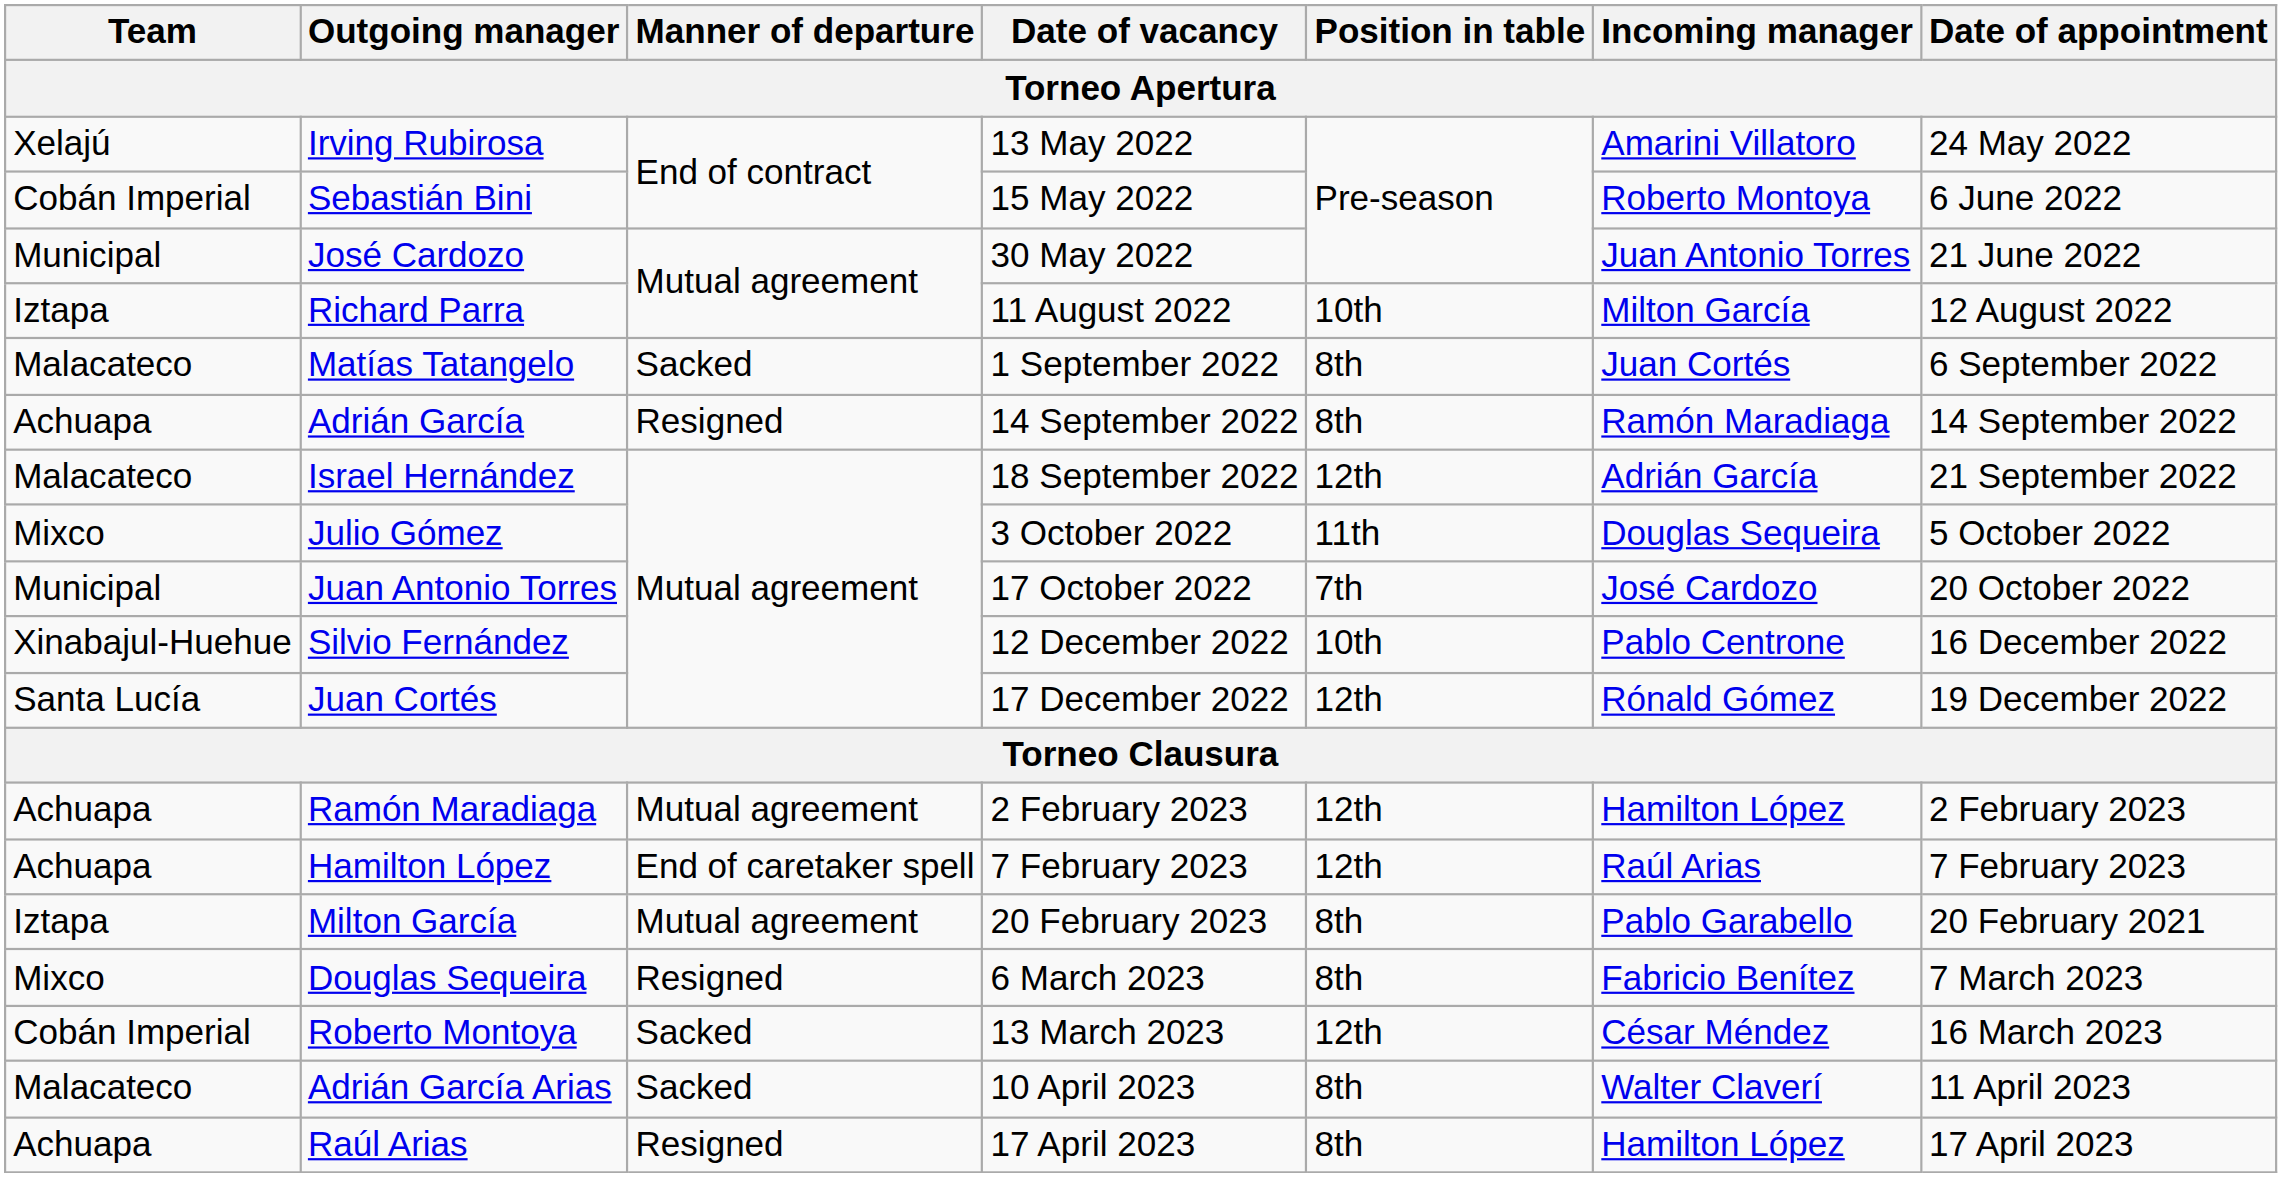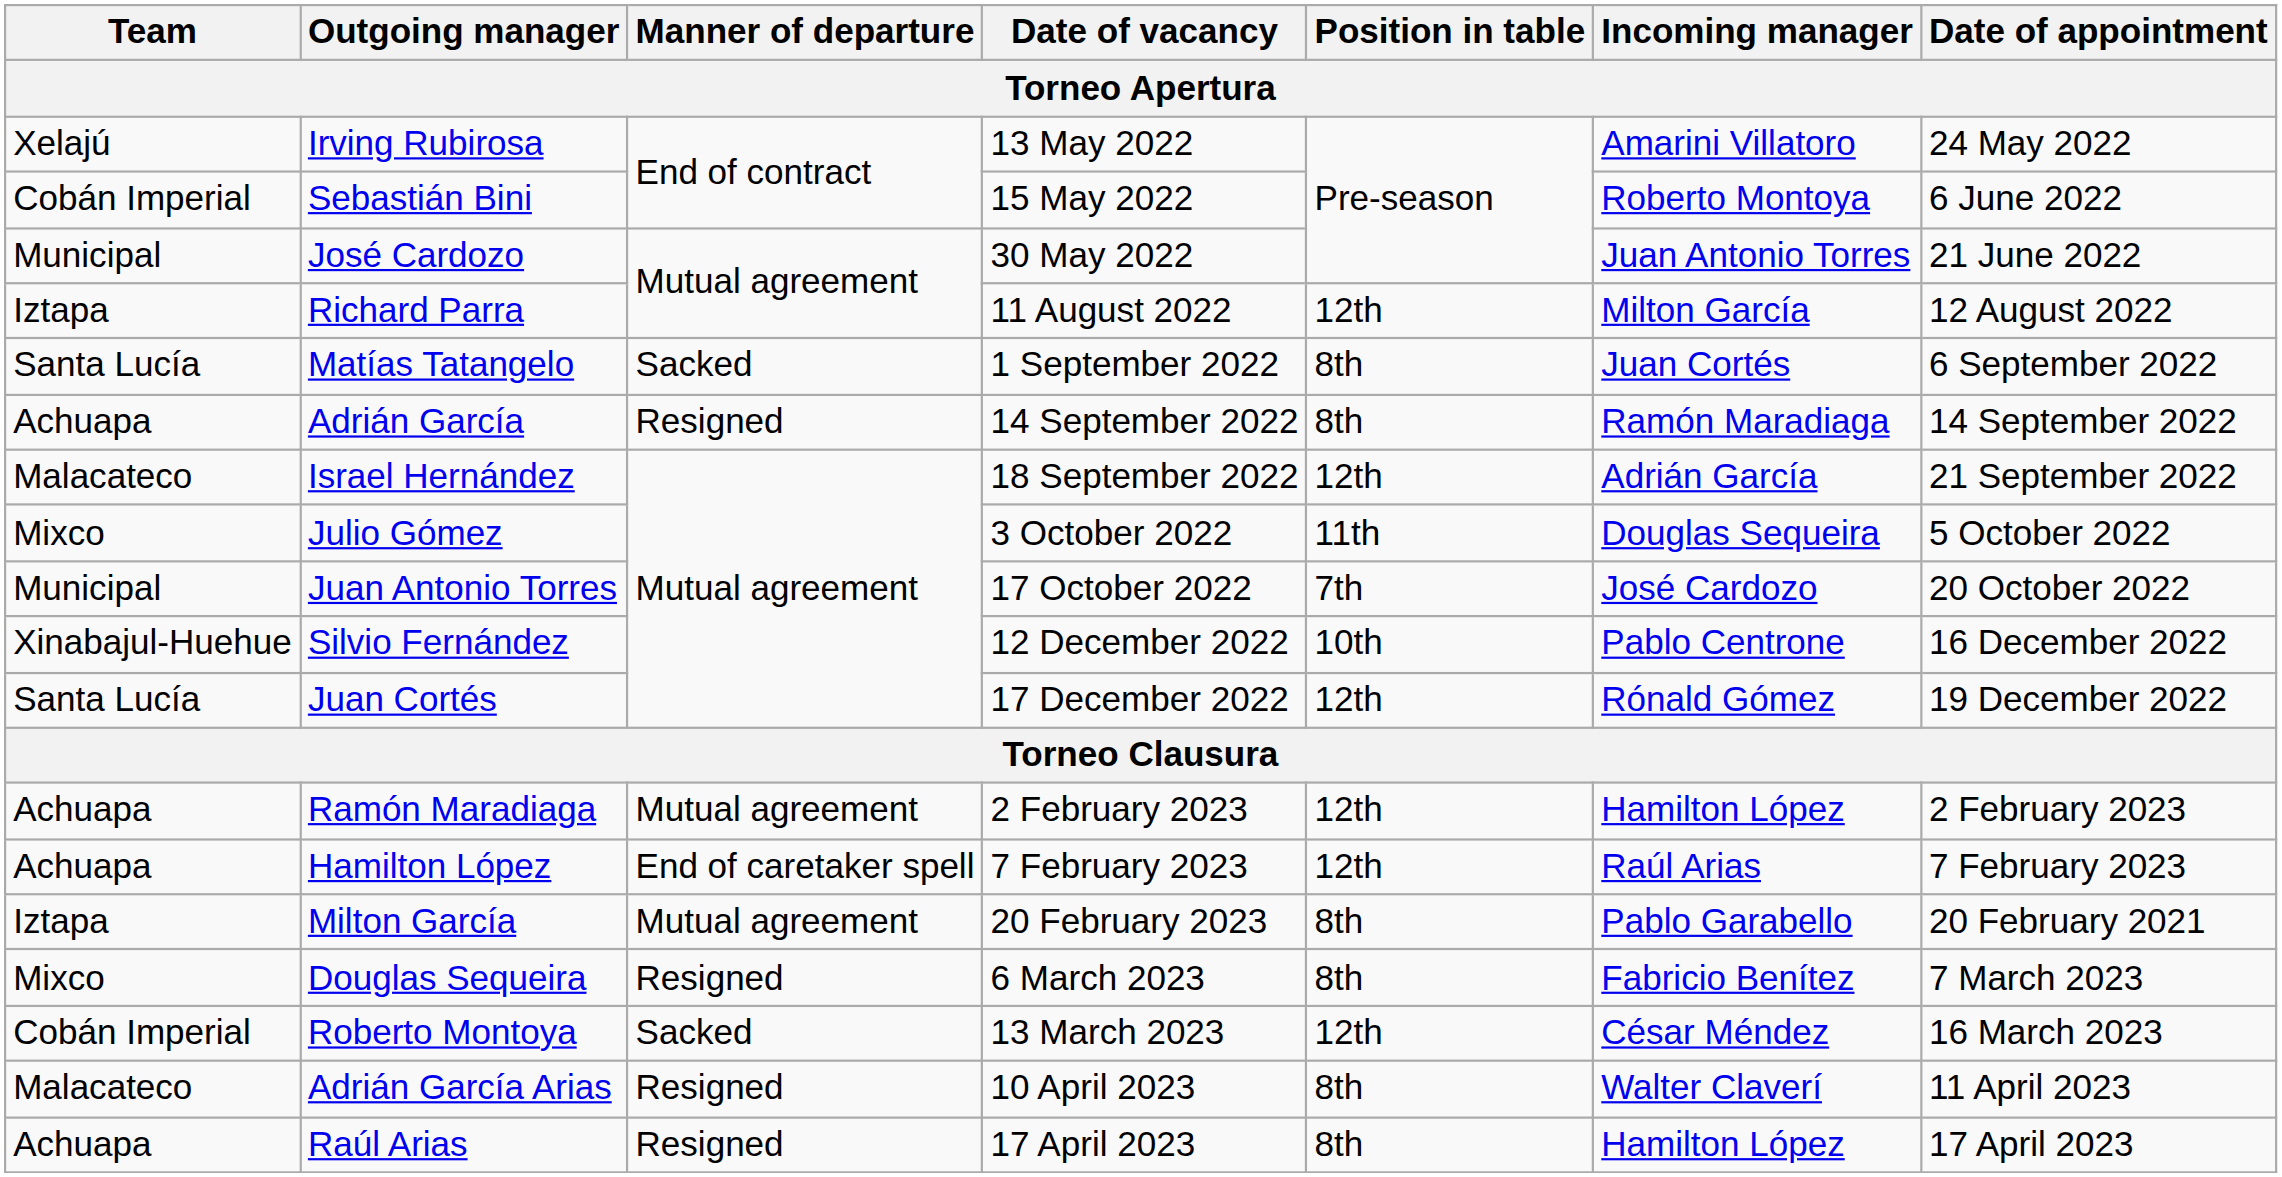(1349, 310) 10th -> (1349, 310) 12th
(103, 365) Malacateco -> (107, 365) Santa Lucía
(694, 1088) Sacked -> (710, 1088) Resigned
